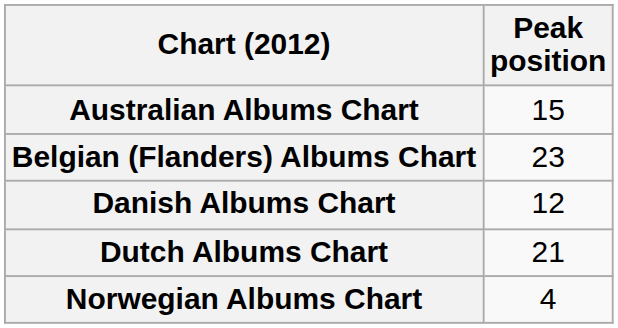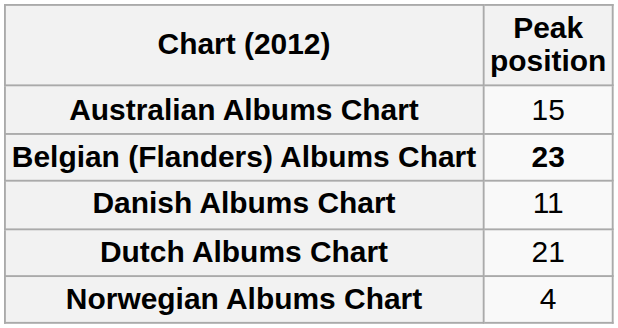(548, 156) normal -> (548, 156) bold
(548, 204) 12 -> (548, 204) 11
